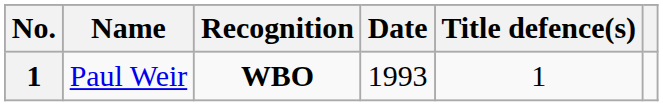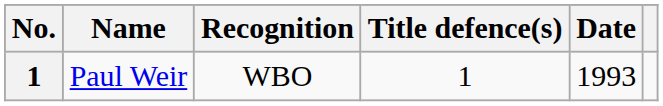columns swapped: (398, 28) <-> (539, 28)
(277, 75) bold -> (277, 75) normal
